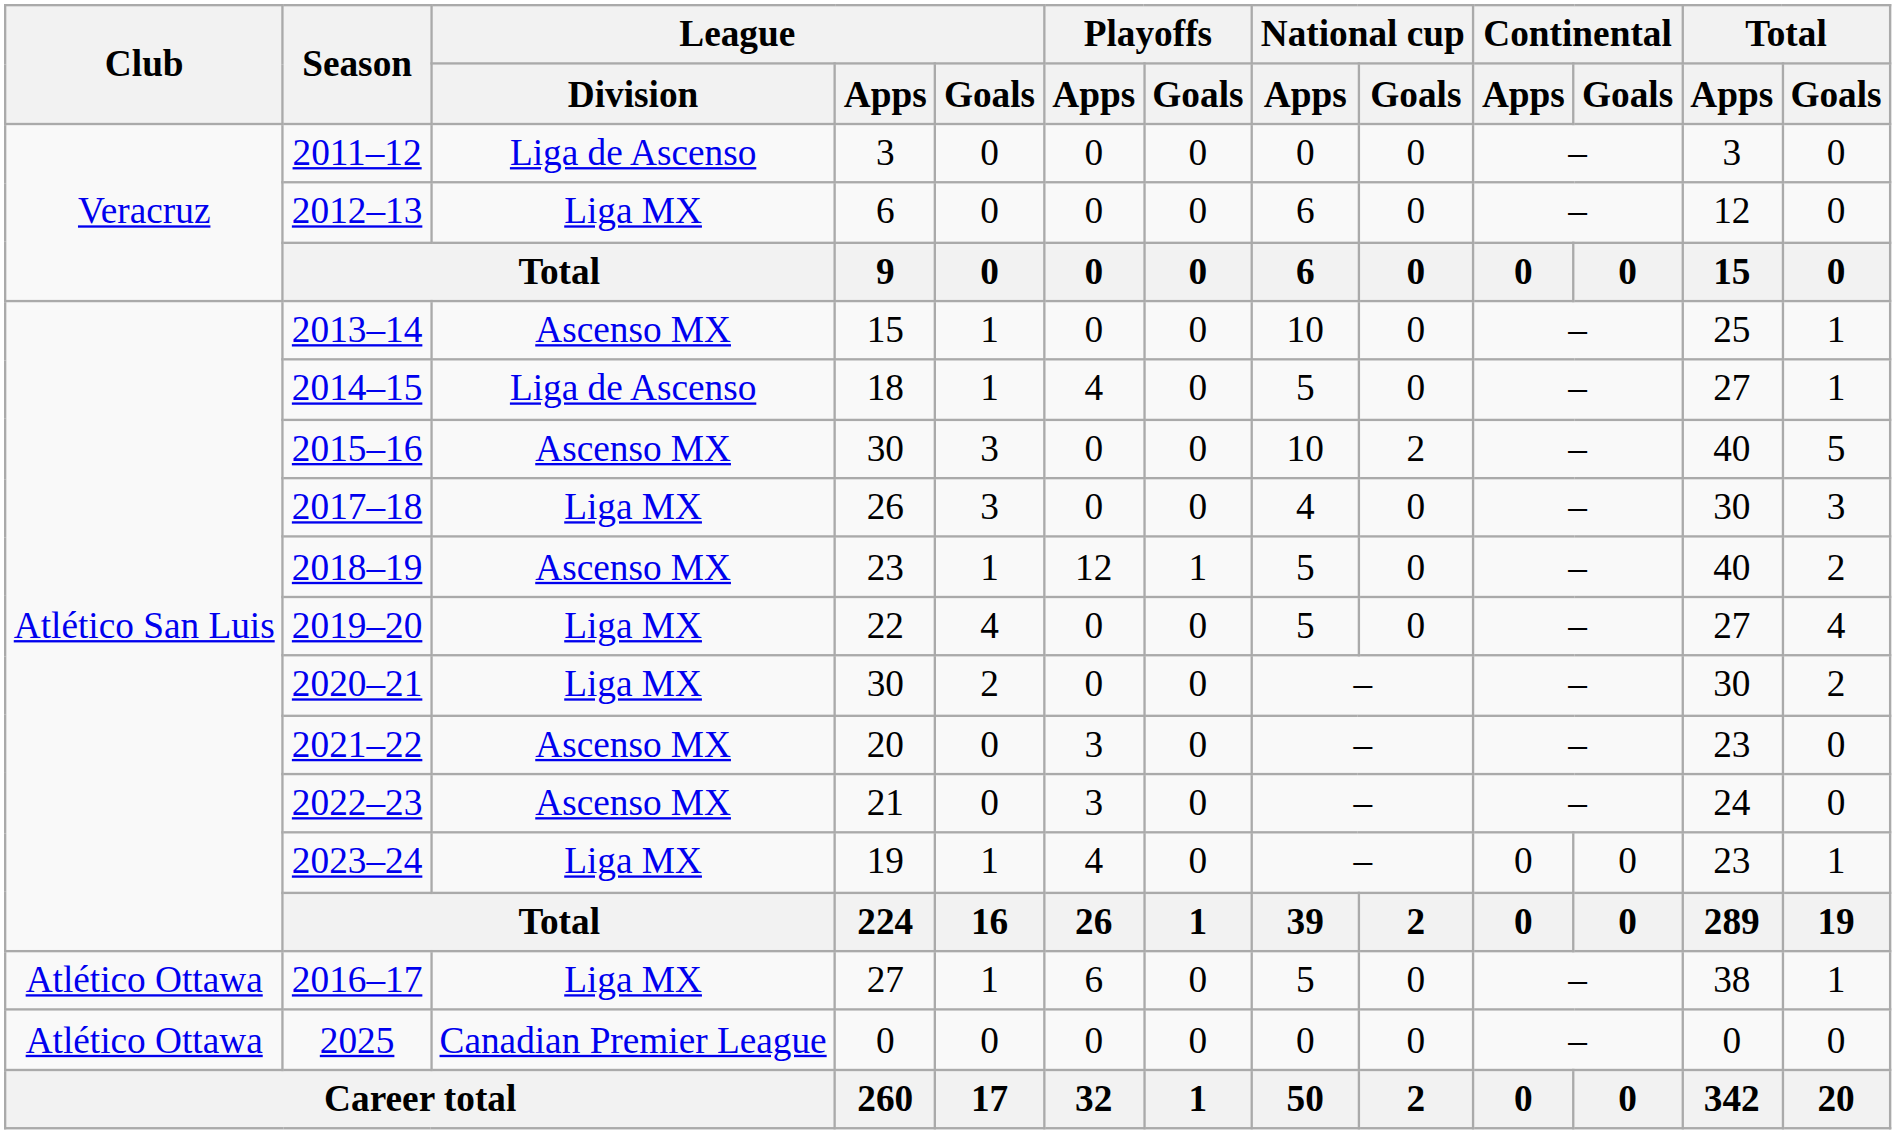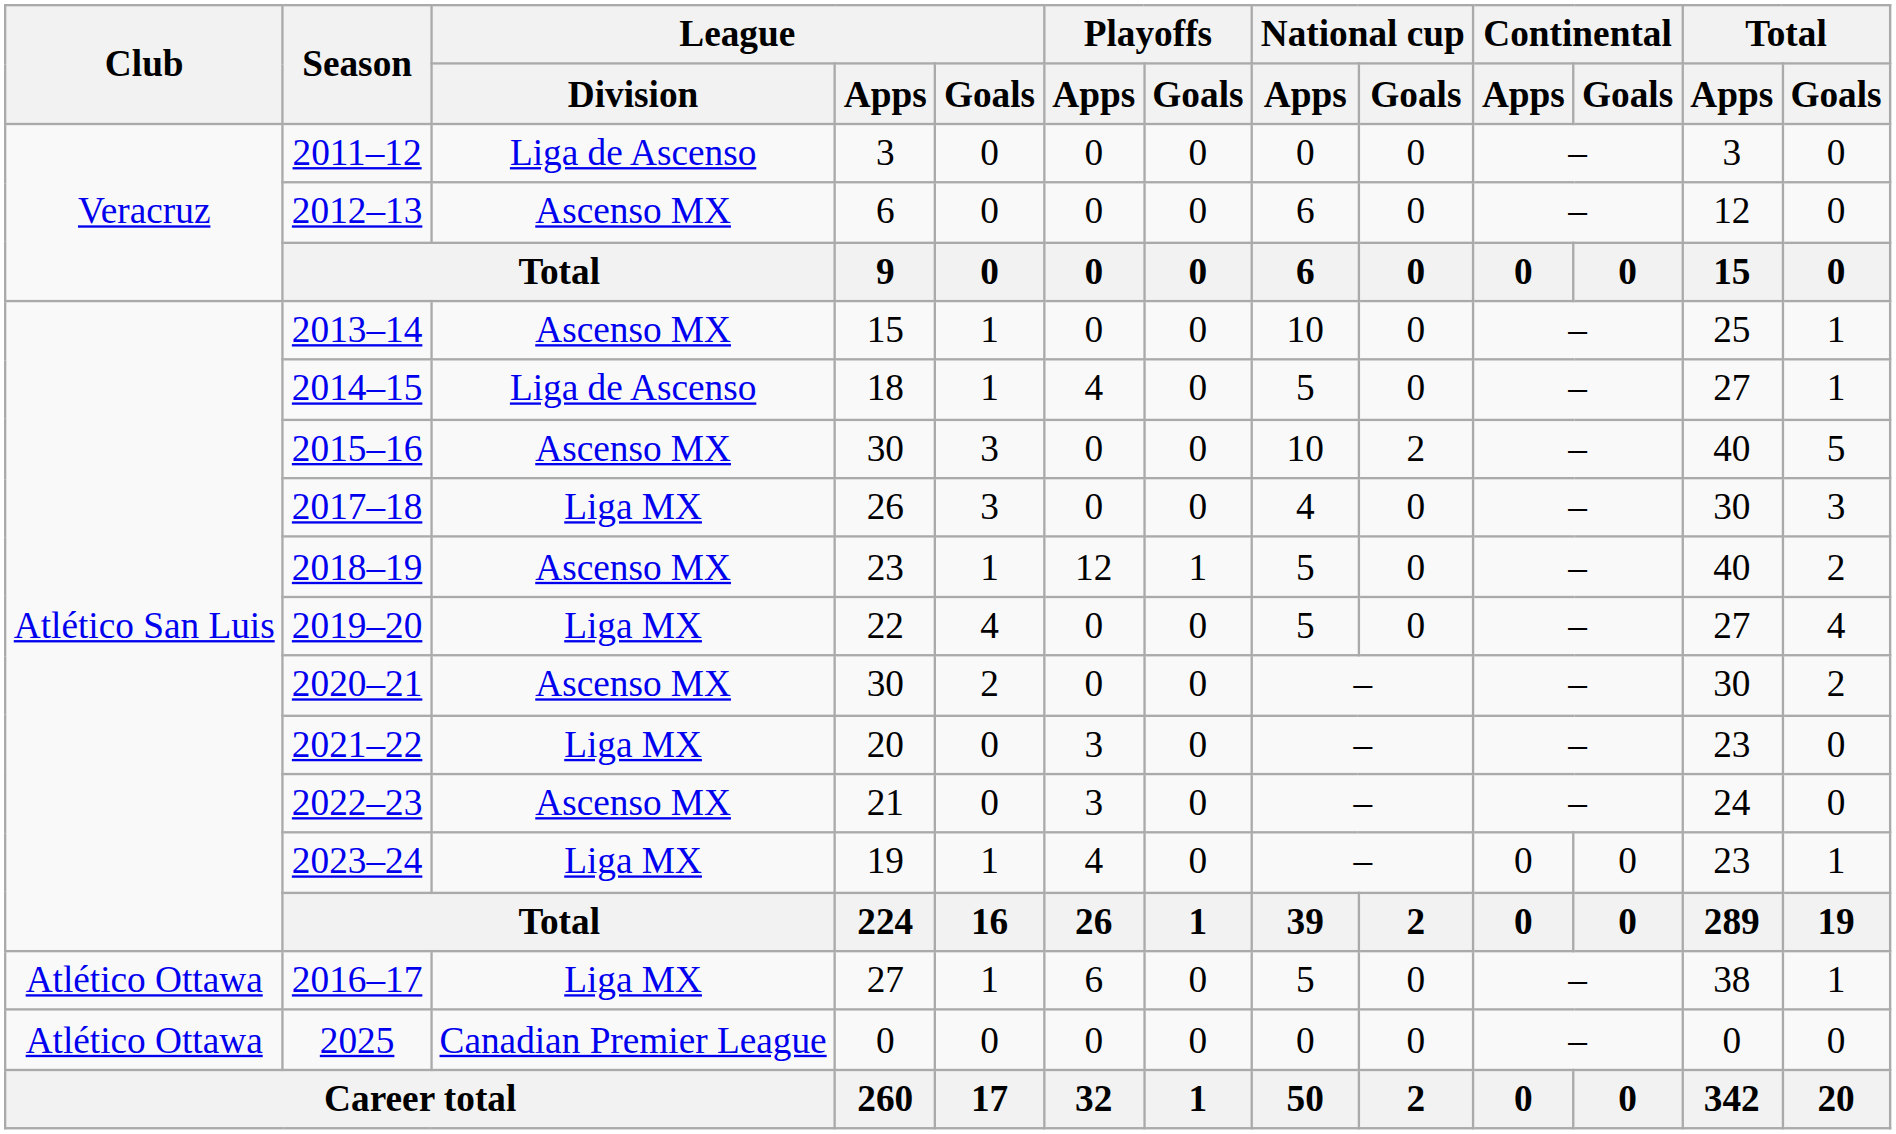(633, 211) Liga MX -> (633, 211) Ascenso MX
(633, 684) Liga MX -> (633, 684) Ascenso MX
(633, 743) Ascenso MX -> (633, 743) Liga MX
